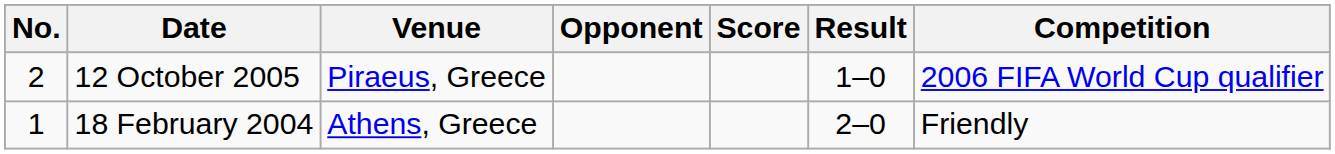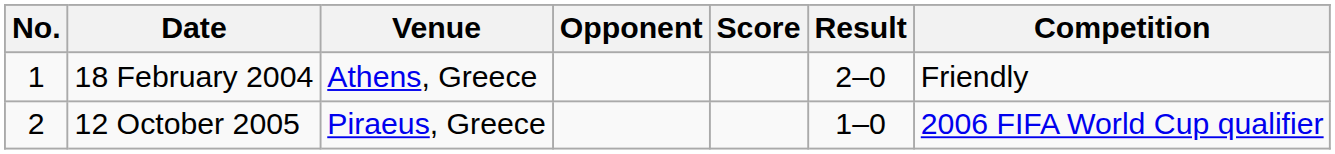rows swapped: (194, 124) <-> (187, 76)
